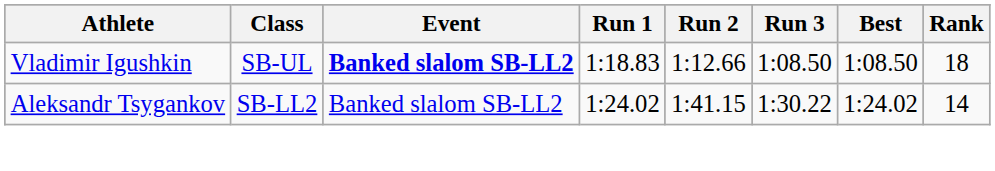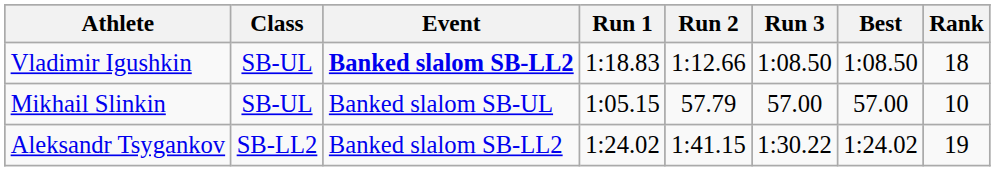+ row: (88, 104)
(956, 104) 14 -> (956, 144) 19
